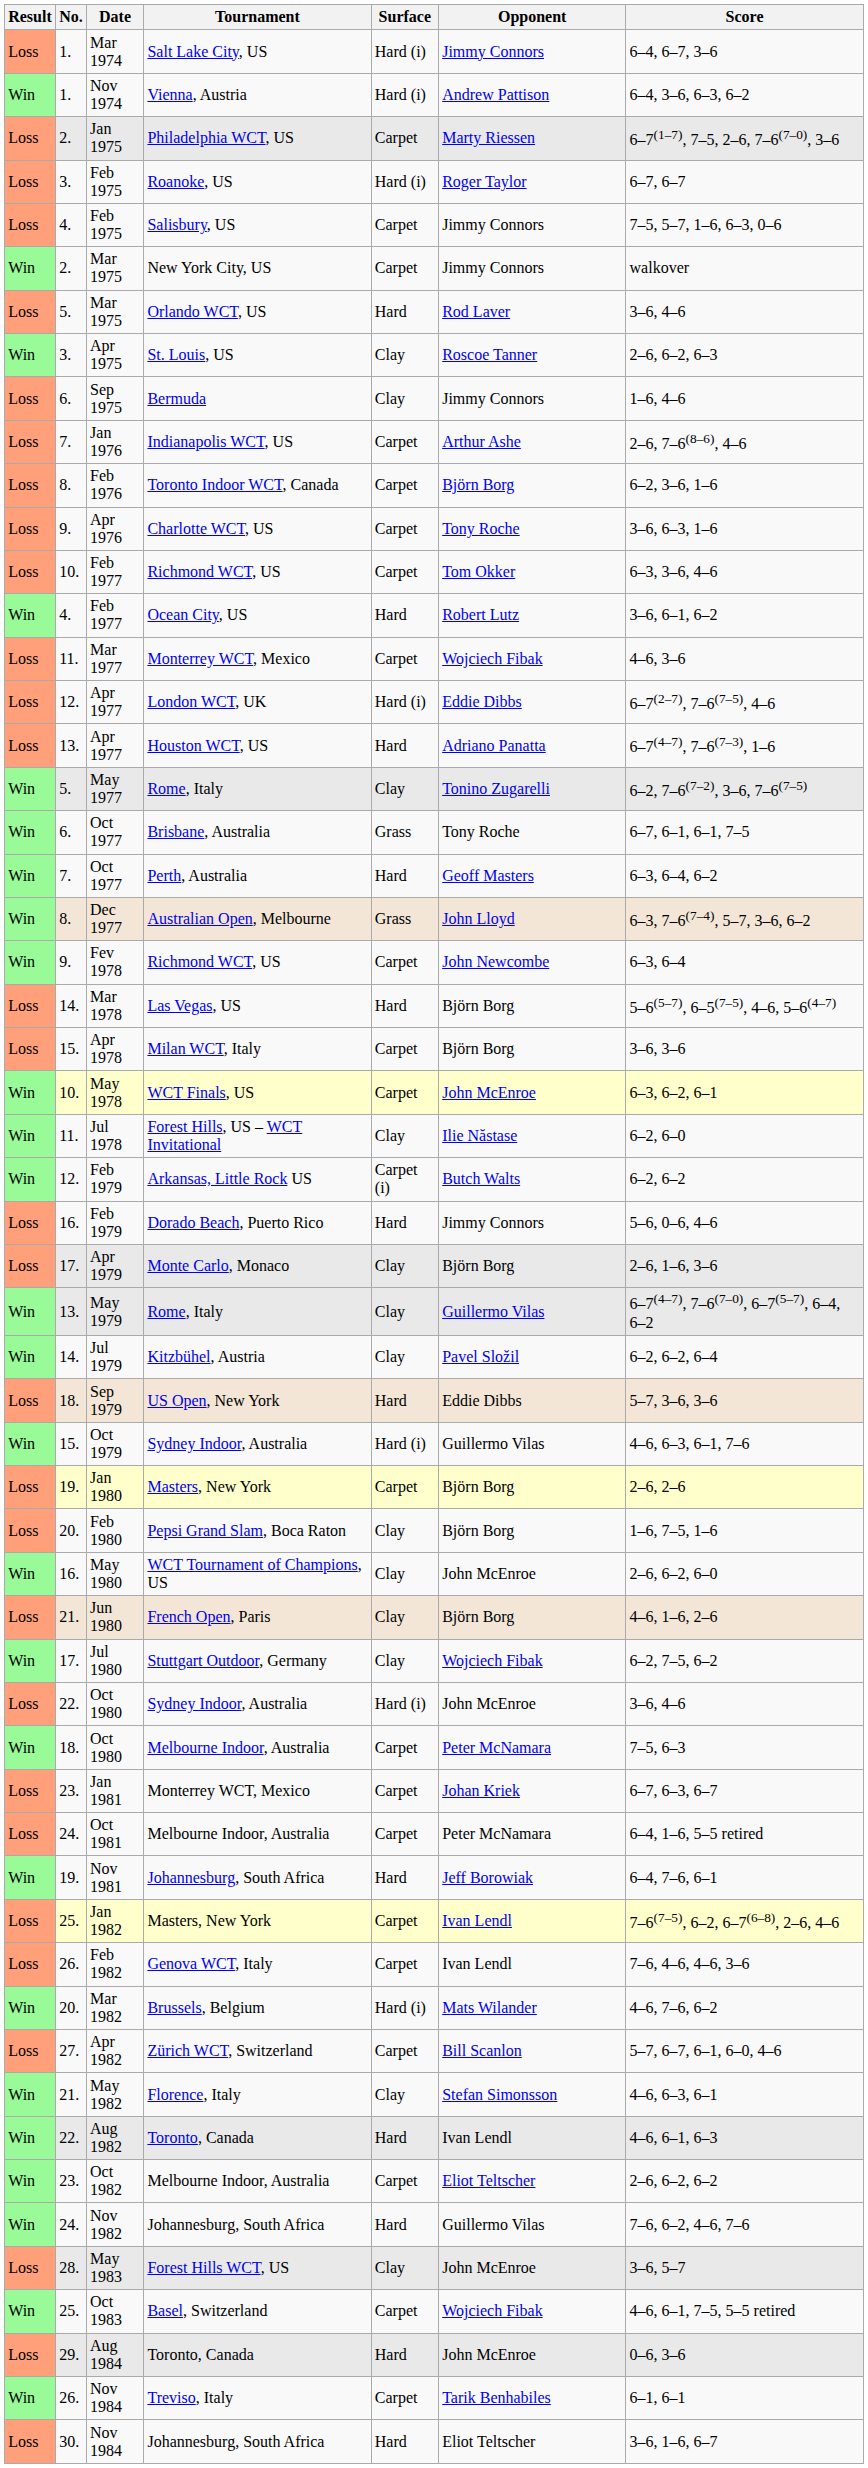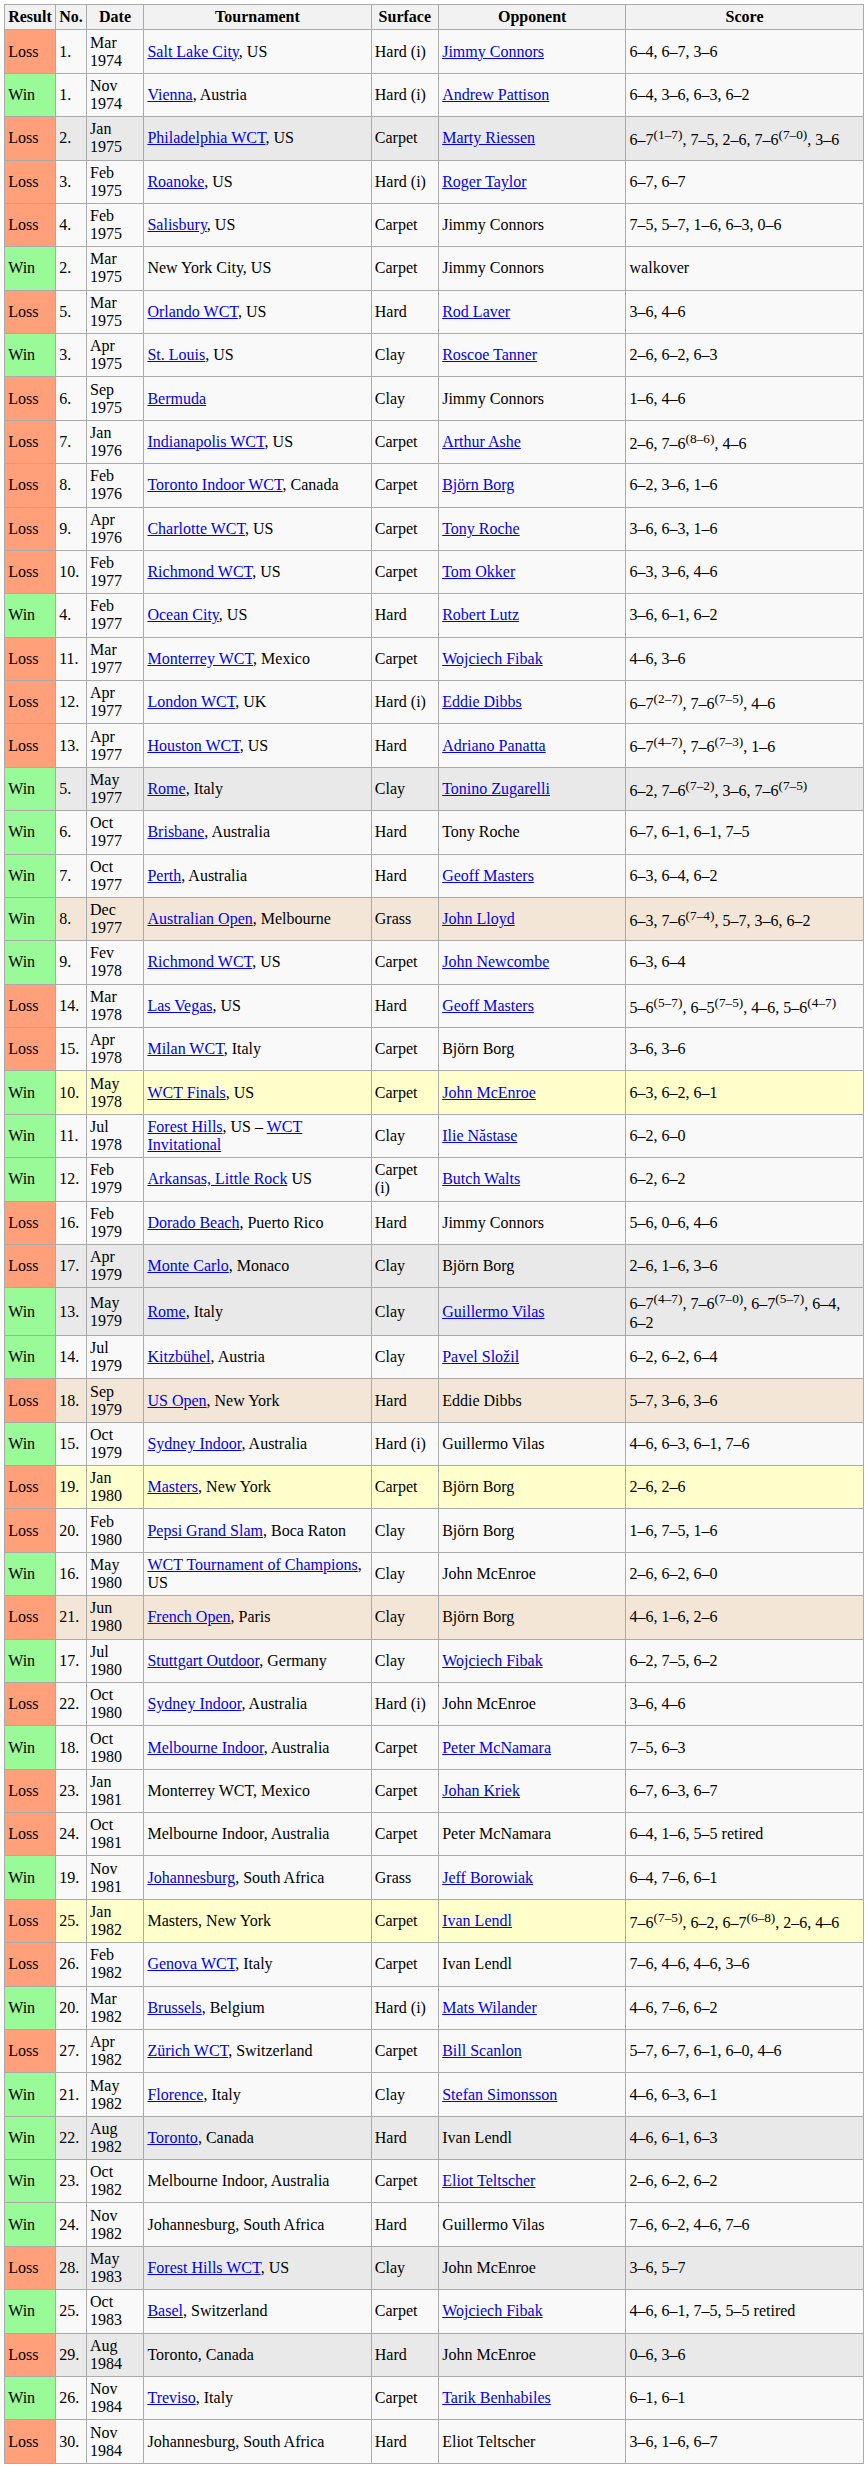(393, 832) Grass -> (391, 832) Hard
(478, 1005) Björn Borg -> (488, 1005) Geoff Masters
(391, 1877) Hard -> (393, 1877) Grass
